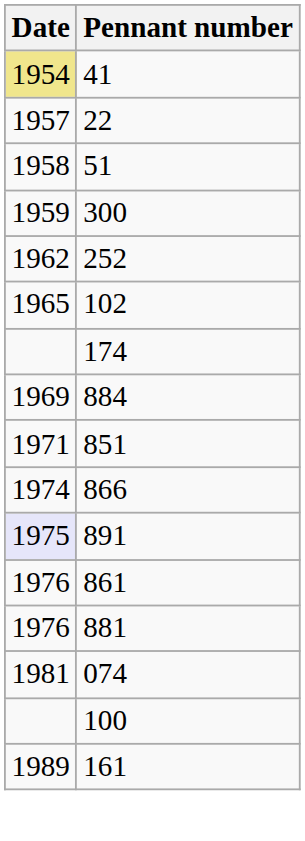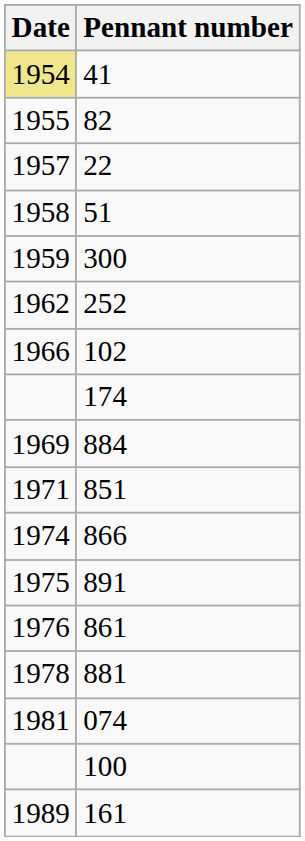+ row: (98, 119)
(41, 304) 1965 -> (41, 350) 1966
(41, 535) lavender background -> (41, 581) no background
(41, 627) 1976 -> (41, 674) 1978
